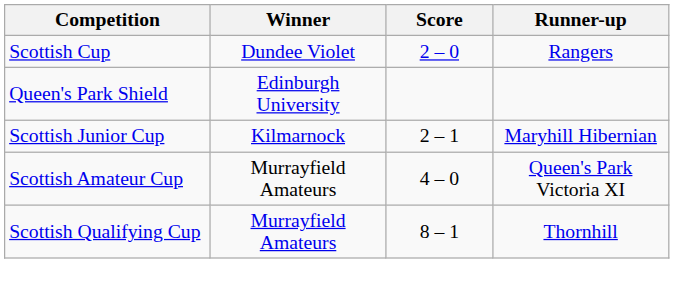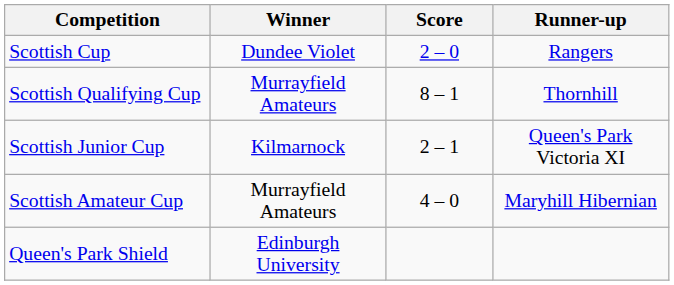rows swapped: (105, 231) <-> (89, 93)
(581, 135) Maryhill Hibernian -> (581, 146) Queen's Park Victoria XI
(581, 178) Queen's Park Victoria XI -> (581, 200) Maryhill Hibernian
